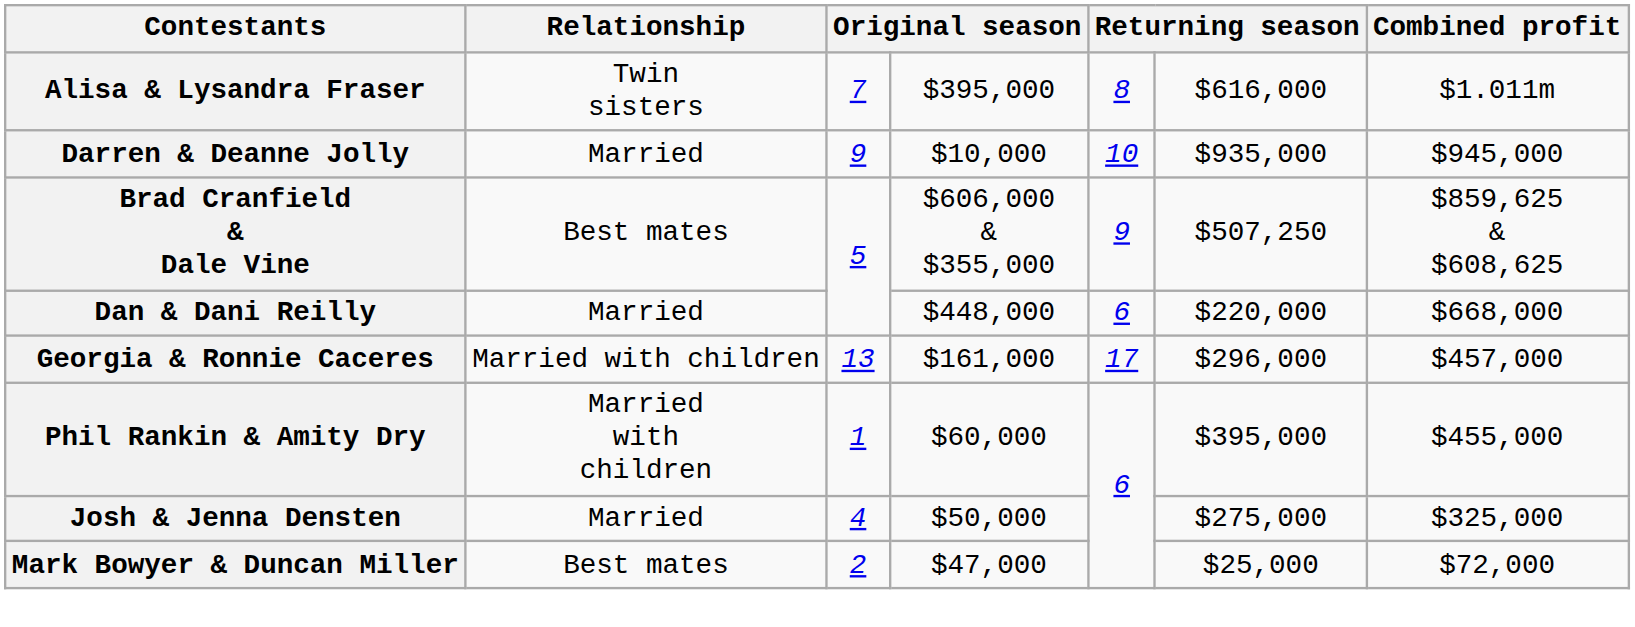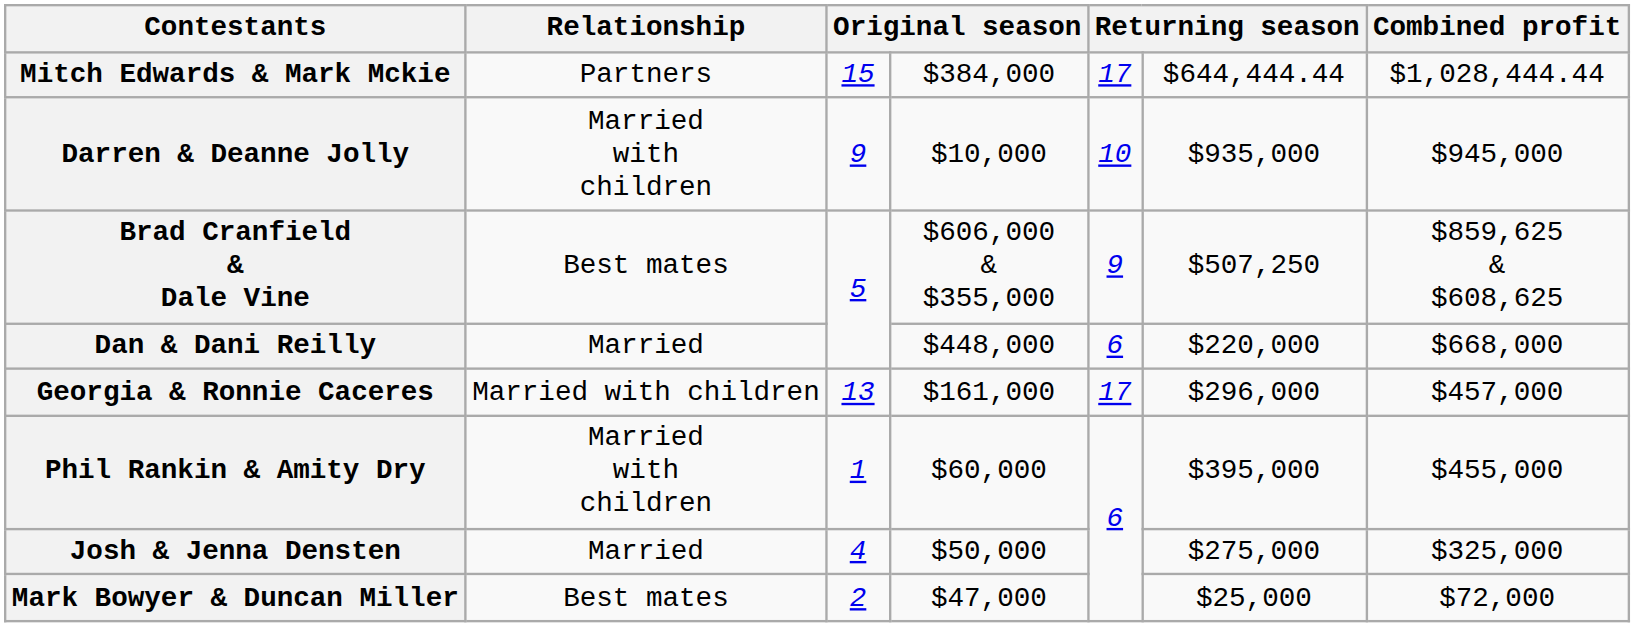+ row: (235, 74)
- row: (235, 91)
(646, 154) Married -> (646, 154) Married with children
